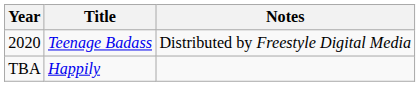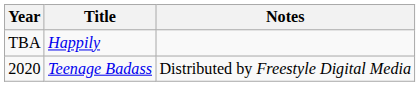rows swapped: (24, 42) <-> (24, 68)
